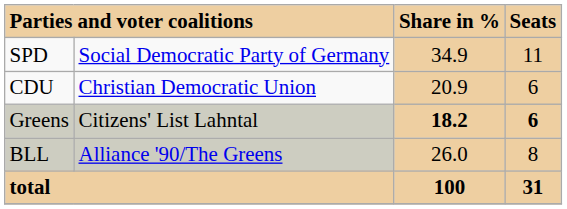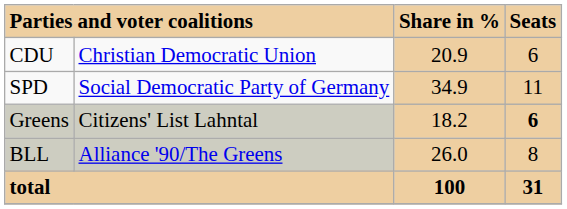rows swapped: (32, 87) <-> (29, 54)
(449, 120) bold -> (449, 120) normal
